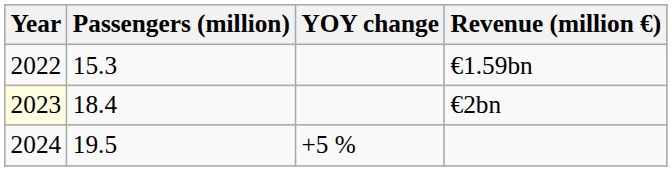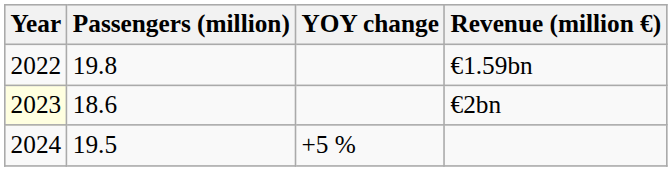(95, 64) 15.3 -> (95, 64) 19.8
(95, 104) 18.4 -> (95, 104) 18.6
